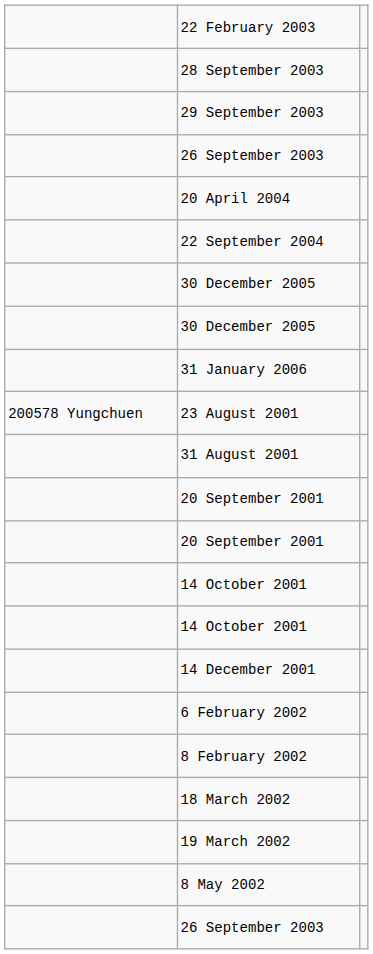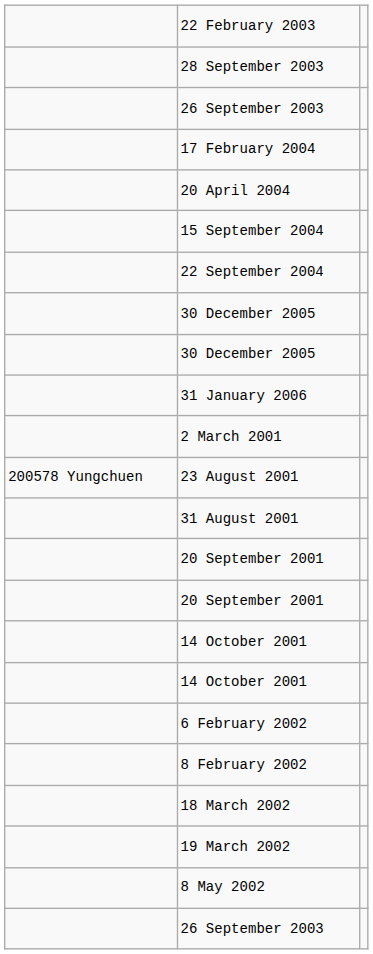- row: (91, 113)
+ row: (91, 149)
+ row: (91, 231)
+ row: (91, 436)
- row: (91, 670)
